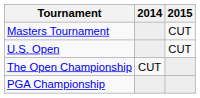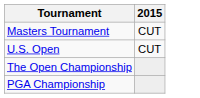- column: (150, 13)
